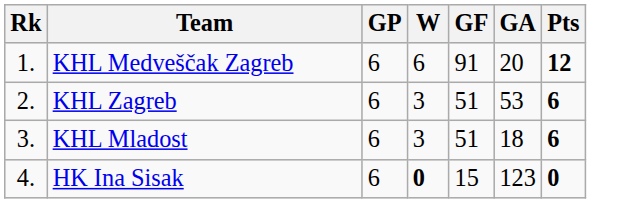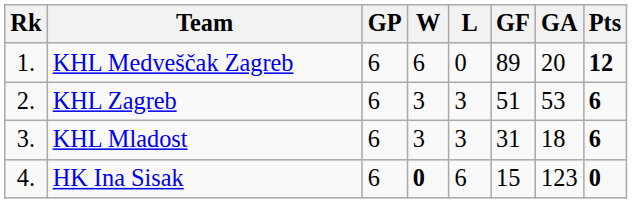+ column: (470, 23)
(467, 62) 91 -> (508, 62) 89
(467, 139) 51 -> (508, 139) 31
